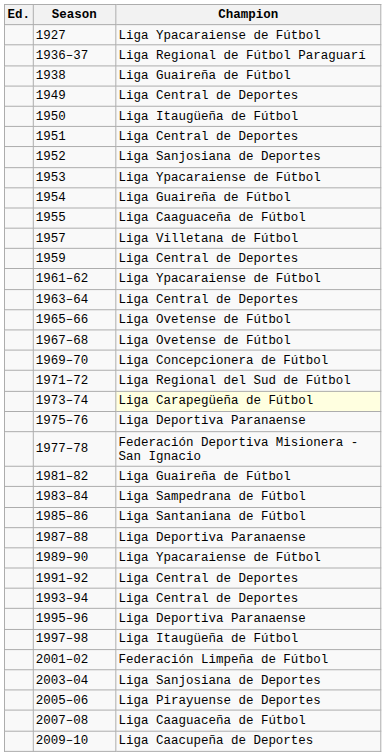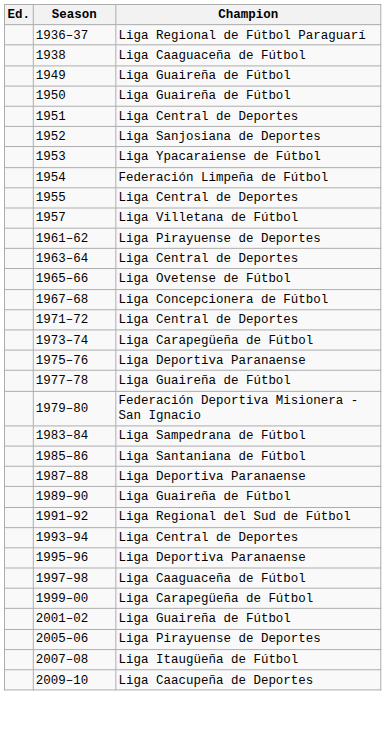- row: (51, 35)
(205, 76) Liga Guaireña de Fútbol -> (212, 55) Liga Caaguaceña de Fútbol
(208, 96) Liga Central de Deportes -> (205, 76) Liga Guaireña de Fútbol
(208, 116) Liga Itaugüeña de Fútbol -> (205, 96) Liga Guaireña de Fútbol
(205, 198) Liga Guaireña de Fútbol -> (223, 177) Federación Limpeña de Fútbol
(212, 218) Liga Caaguaceña de Fútbol -> (208, 198) Liga Central de Deportes
- row: (51, 259)
(220, 279) Liga Ypacaraiense de Fútbol -> (220, 238) Liga Pirayuense de Deportes
(205, 340) Liga Ovetense de Fútbol -> (223, 299) Liga Concepcionera de Fútbol
- row: (62, 360)
(235, 381) Liga Regional del Sud de Fútbol -> (208, 320) Liga Central de Deportes
(216, 401) lightyellow background -> (216, 340) no background
(238, 449) Federación Deportiva Misionera - San Ignacio -> (205, 381) Liga Guaireña de Fútbol
+ row: (62, 408)
- row: (62, 477)
(220, 558) Liga Ypacaraiense de Fútbol -> (205, 497) Liga Guaireña de Fútbol
(208, 578) Liga Central de Deportes -> (235, 517) Liga Regional del Sud de Fútbol
(208, 639) Liga Itaugüeña de Fútbol -> (212, 578) Liga Caaguaceña de Fútbol
+ row: (62, 599)
(223, 660) Federación Limpeña de Fútbol -> (205, 619) Liga Guaireña de Fútbol
- row: (62, 680)
(212, 721) Liga Caaguaceña de Fútbol -> (208, 660) Liga Itaugüeña de Fútbol
